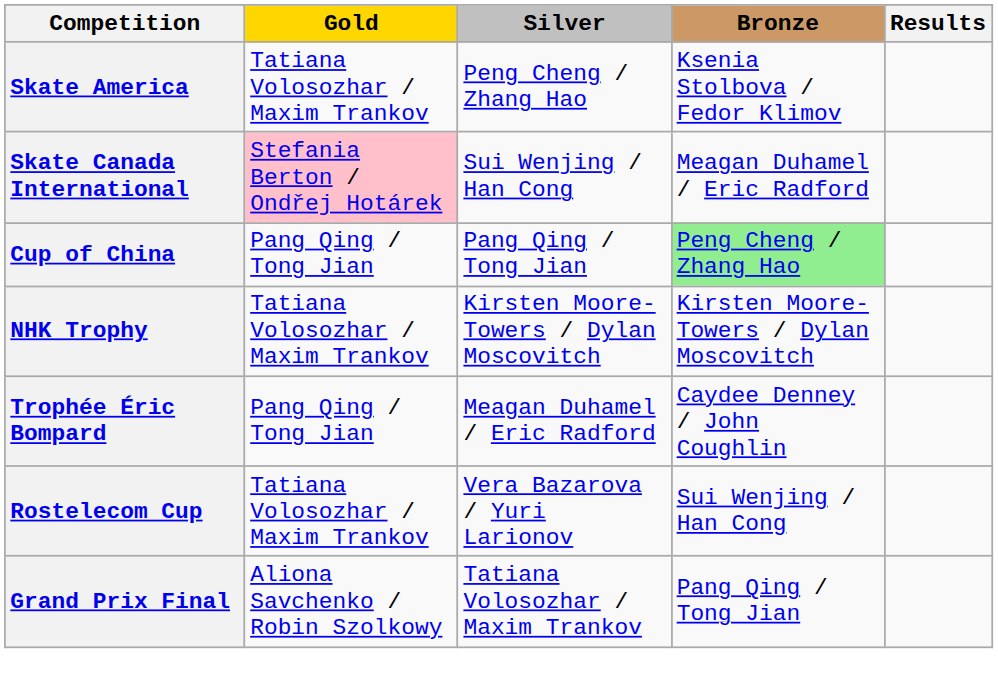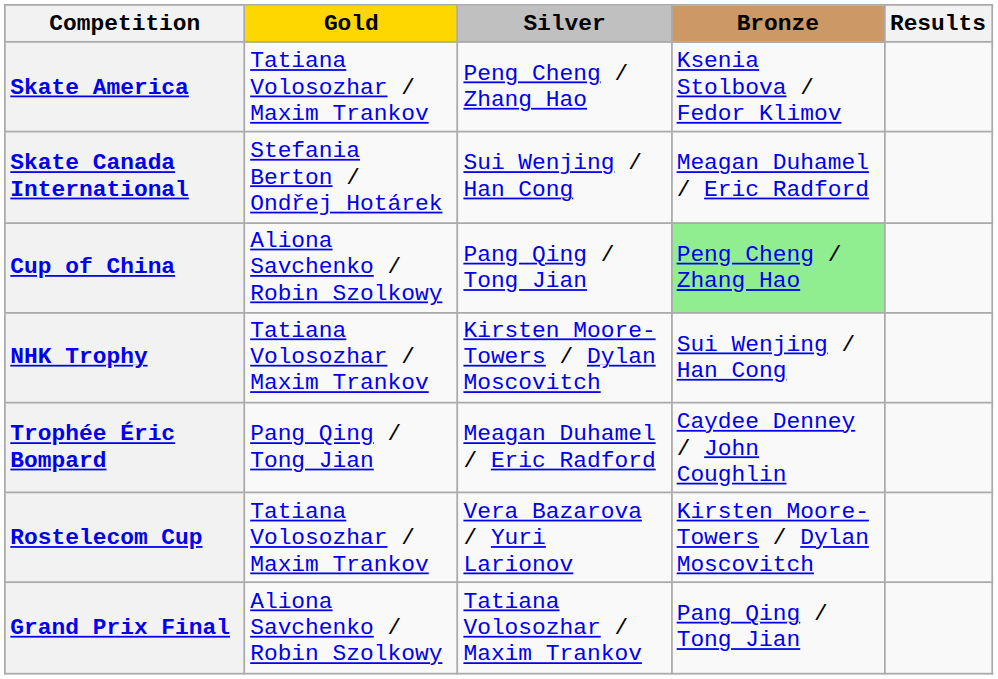(346, 177) pink background -> (346, 177) no background
(326, 254) Pang Qing / Tong Jian -> (346, 267) Aliona Savchenko / Robin Szolkowy
(773, 331) Kirsten Moore-Towers / Dylan Moscovitch -> (766, 357) Sui Wenjing / Han Cong
(766, 511) Sui Wenjing / Han Cong -> (773, 538) Kirsten Moore-Towers / Dylan Moscovitch
